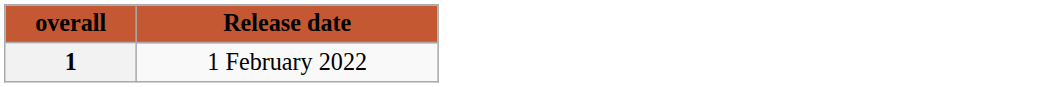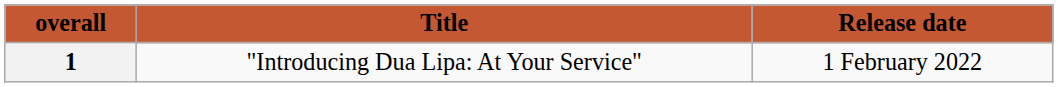+ column: (444, 23)
